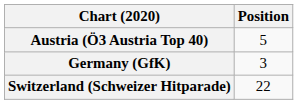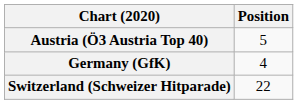(263, 63) 3 -> (263, 63) 4
